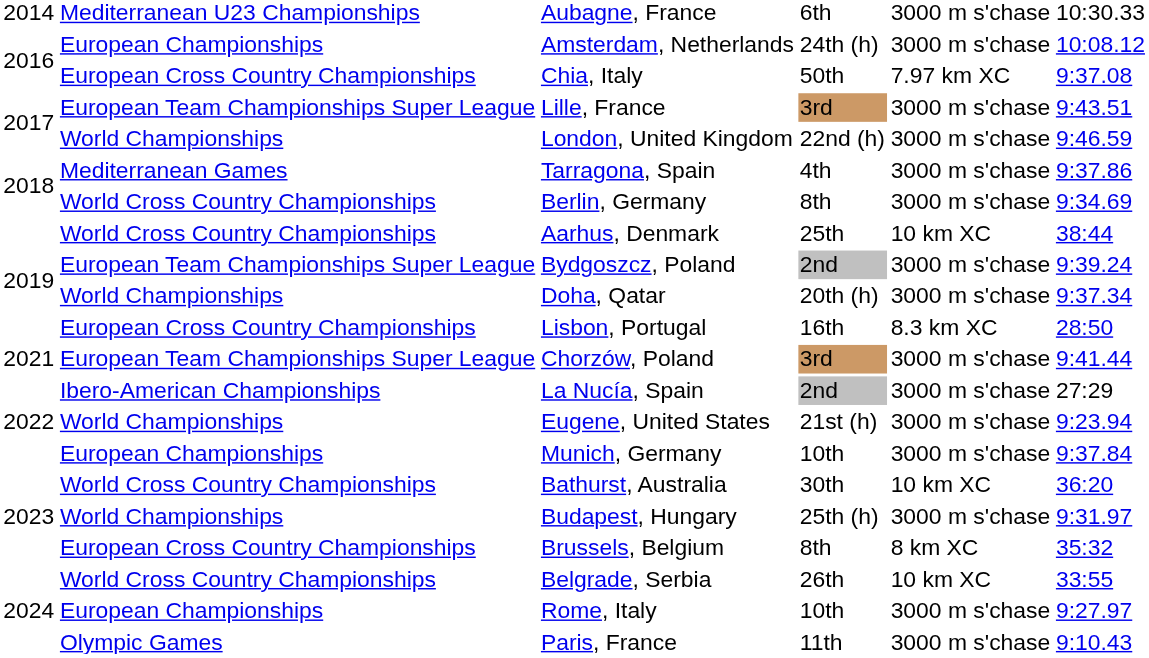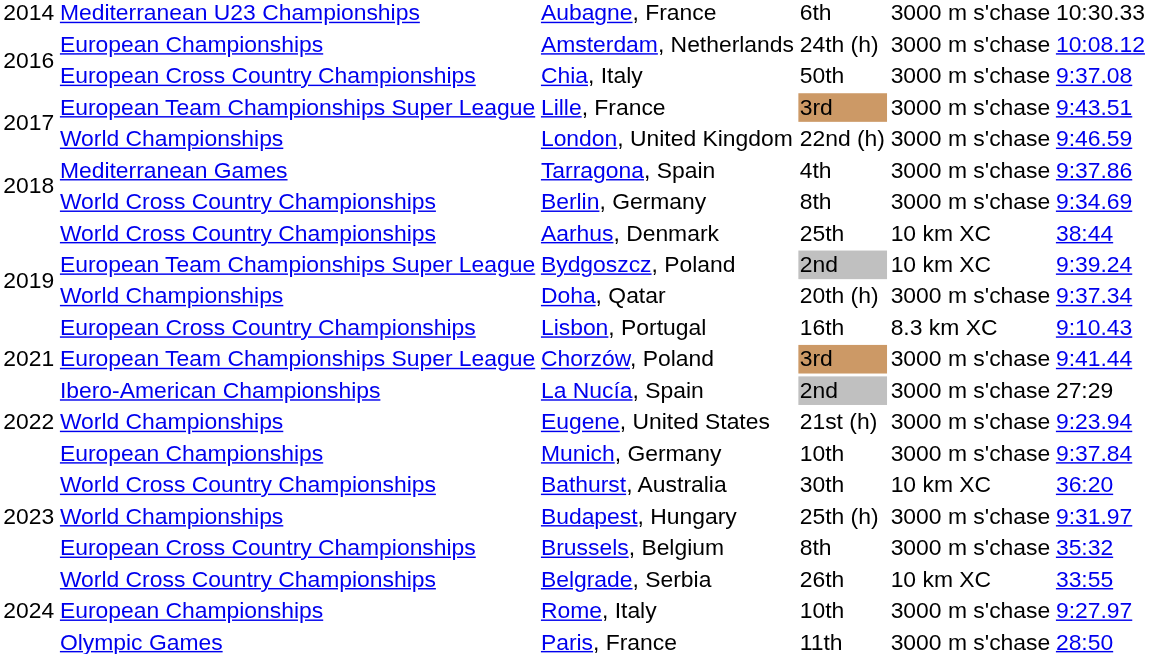(950, 75) 7.97 km XC -> (970, 75) 3000 m s'chase
(970, 264) 3000 m s'chase -> (941, 264) 10 km XC
(1085, 327) 28:50 -> (1094, 327) 9:10.43
(935, 547) 8 km XC -> (970, 547) 3000 m s'chase
(1094, 642) 9:10.43 -> (1085, 642) 28:50
